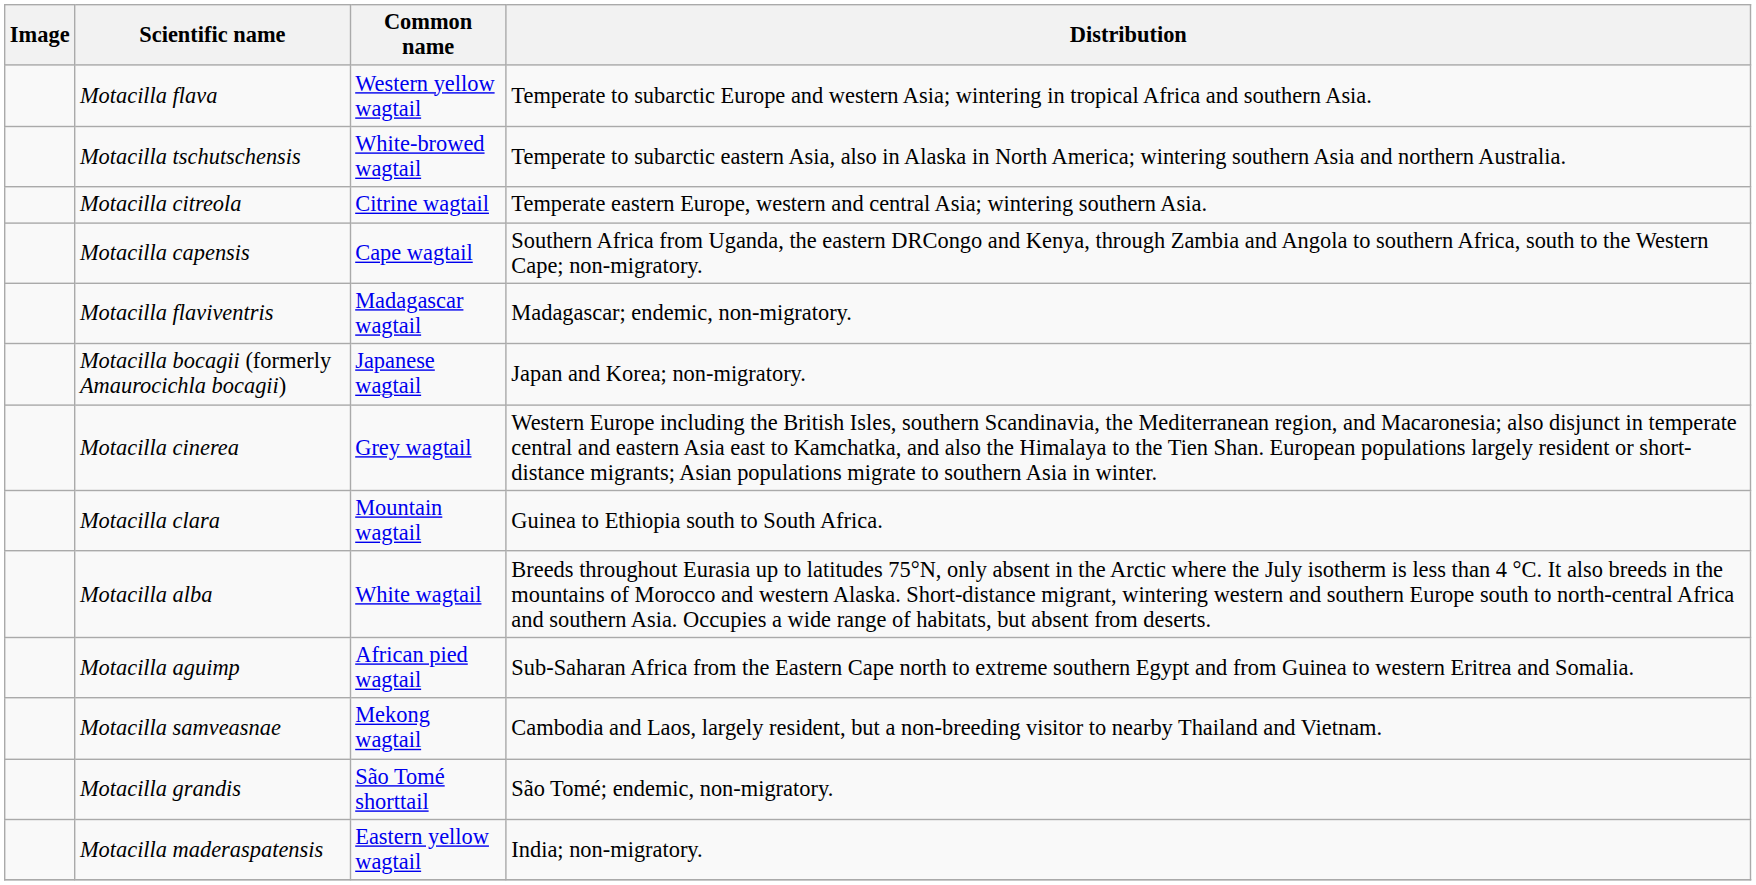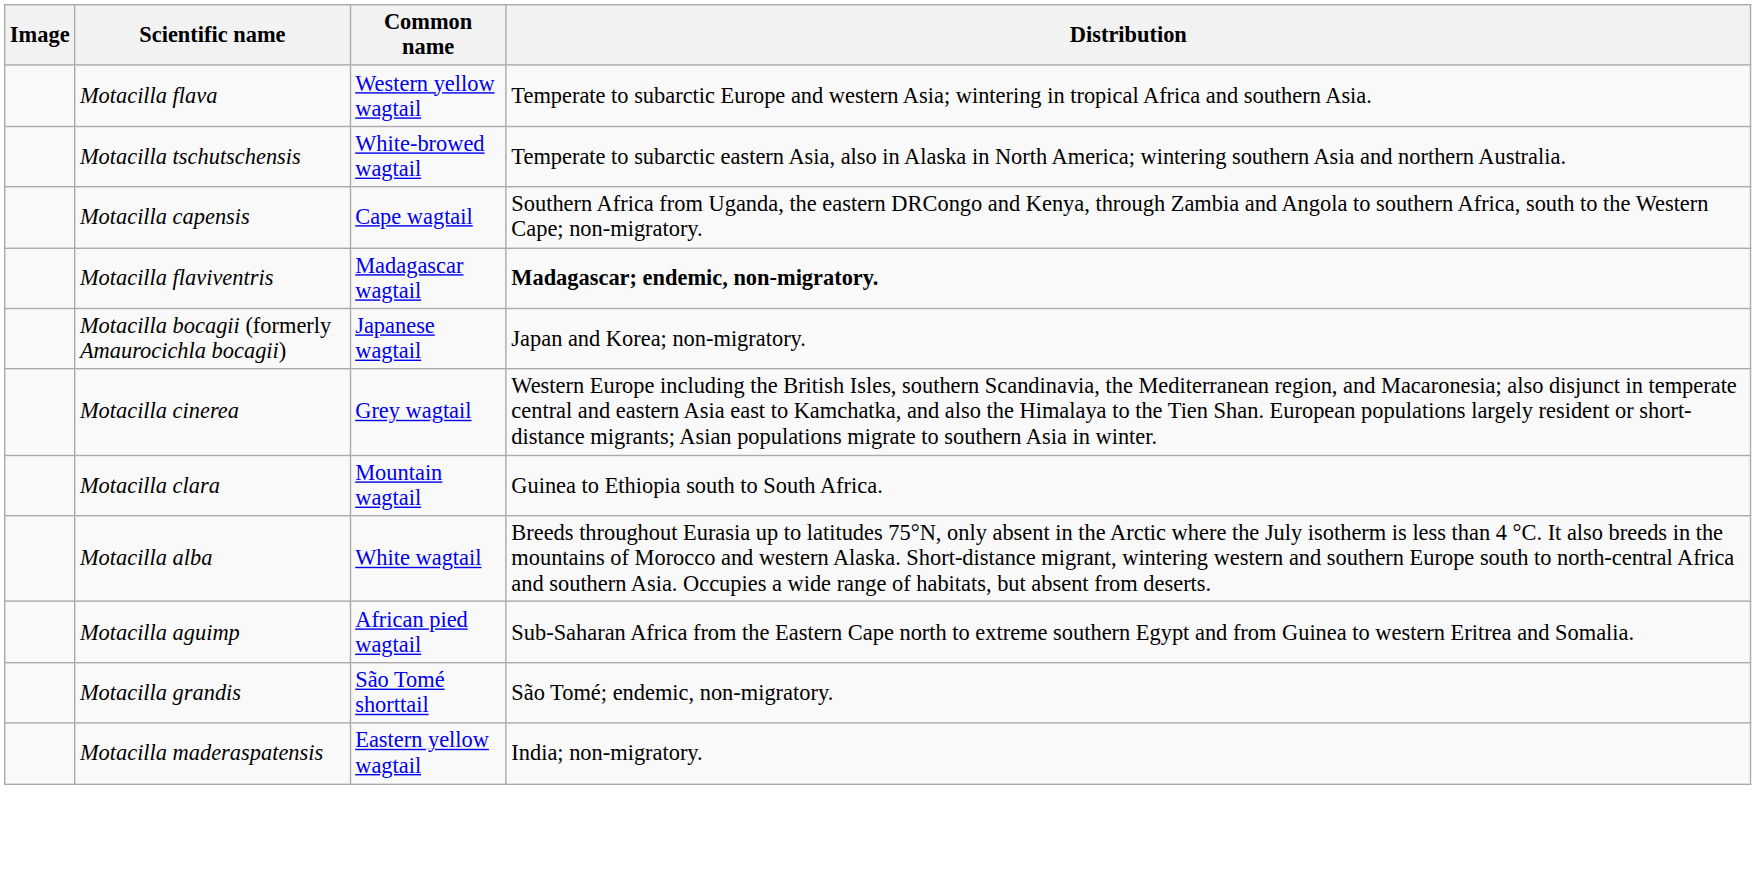- row: (161, 204)
(682, 313) normal -> (695, 277) bold
- row: (180, 728)
